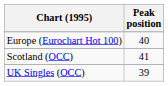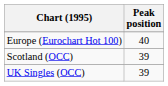(144, 56) 41 -> (144, 56) 39
